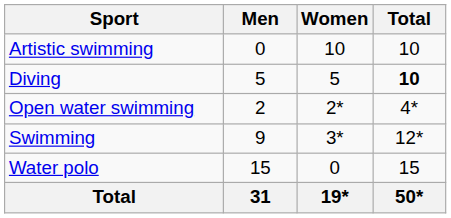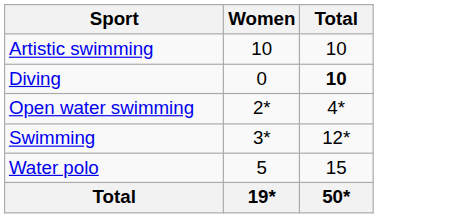- column: (260, 19)
(335, 78) 5 -> (262, 78) 0
(335, 167) 0 -> (262, 167) 5
